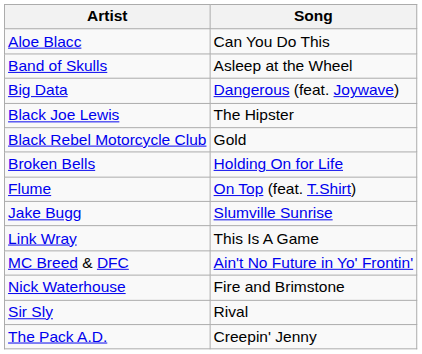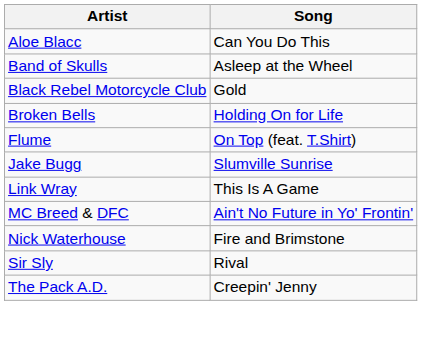- row: (38, 90)
- row: (64, 115)
